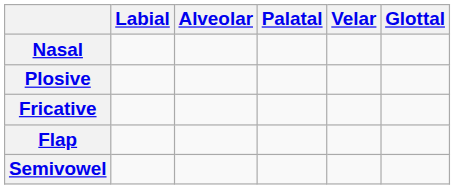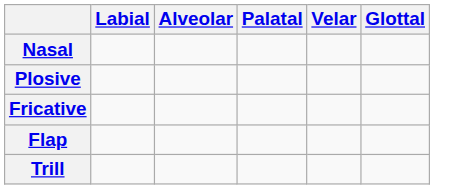+ row: (48, 169)
- row: (58, 169)
